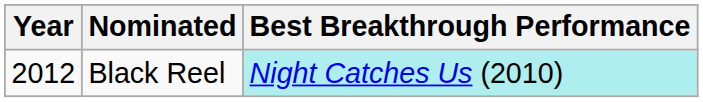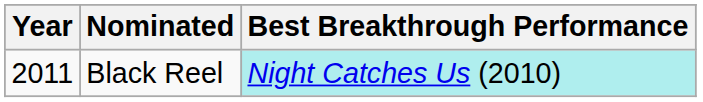(43, 72) 2012 -> (42, 72) 2011
